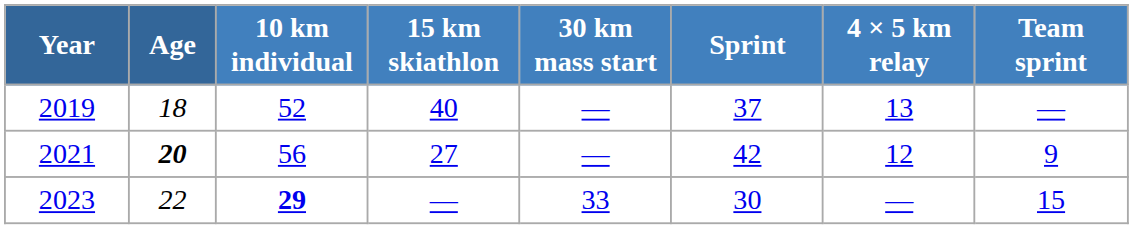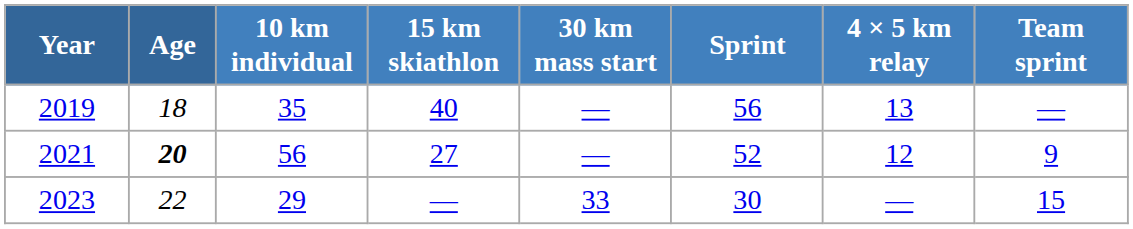(292, 107) 52 -> (292, 107) 35
(747, 107) 37 -> (747, 107) 56
(747, 153) 42 -> (747, 153) 52
(292, 200) bold -> (292, 200) normal
